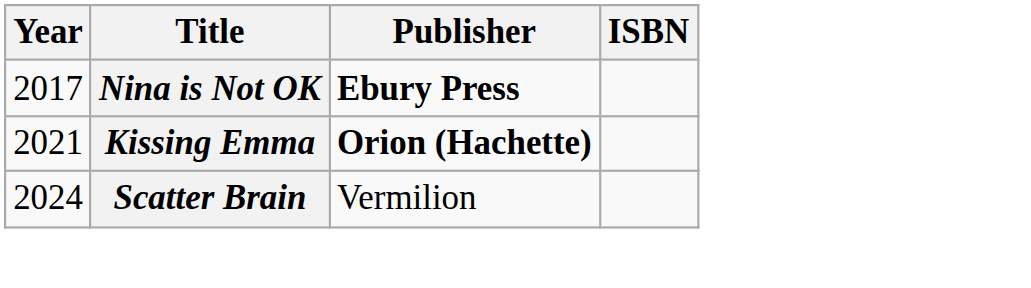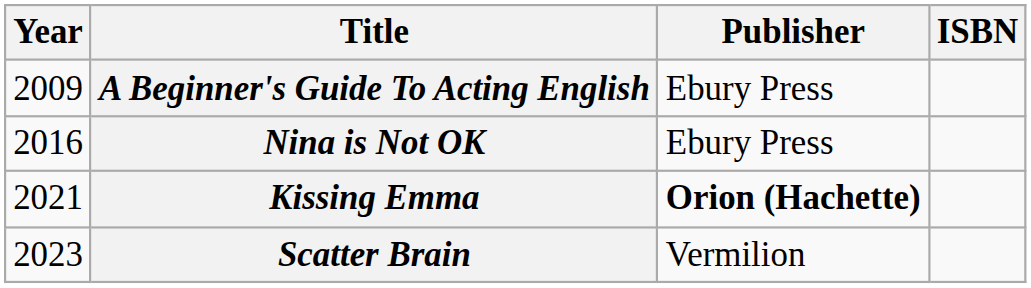+ row: (374, 87)
(48, 87) 2017 -> (48, 142) 2016
(428, 87) bold -> (750, 142) normal
(48, 198) 2024 -> (48, 253) 2023
